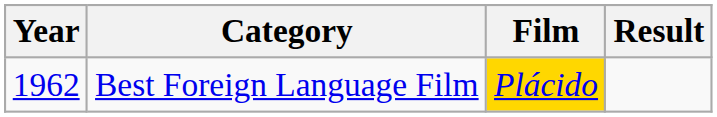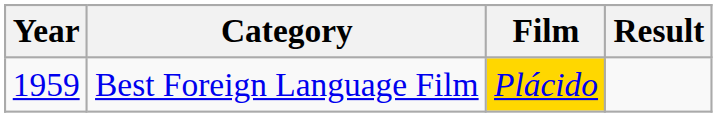(46, 84) 1962 -> (46, 84) 1959
